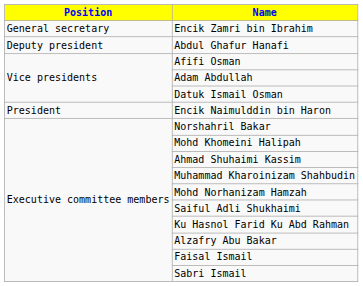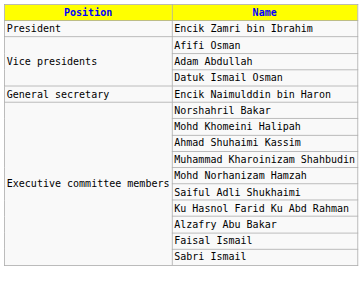(58, 29) General secretary -> (34, 29) President
- row: (232, 45)
(34, 110) President -> (58, 94) General secretary
